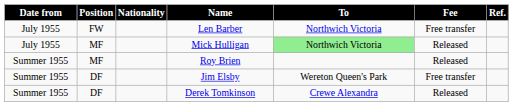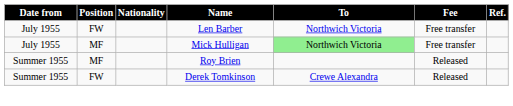(450, 45) Released -> (450, 45) Free transfer
- row: (220, 77)
(96, 93) DF -> (96, 77) FW
